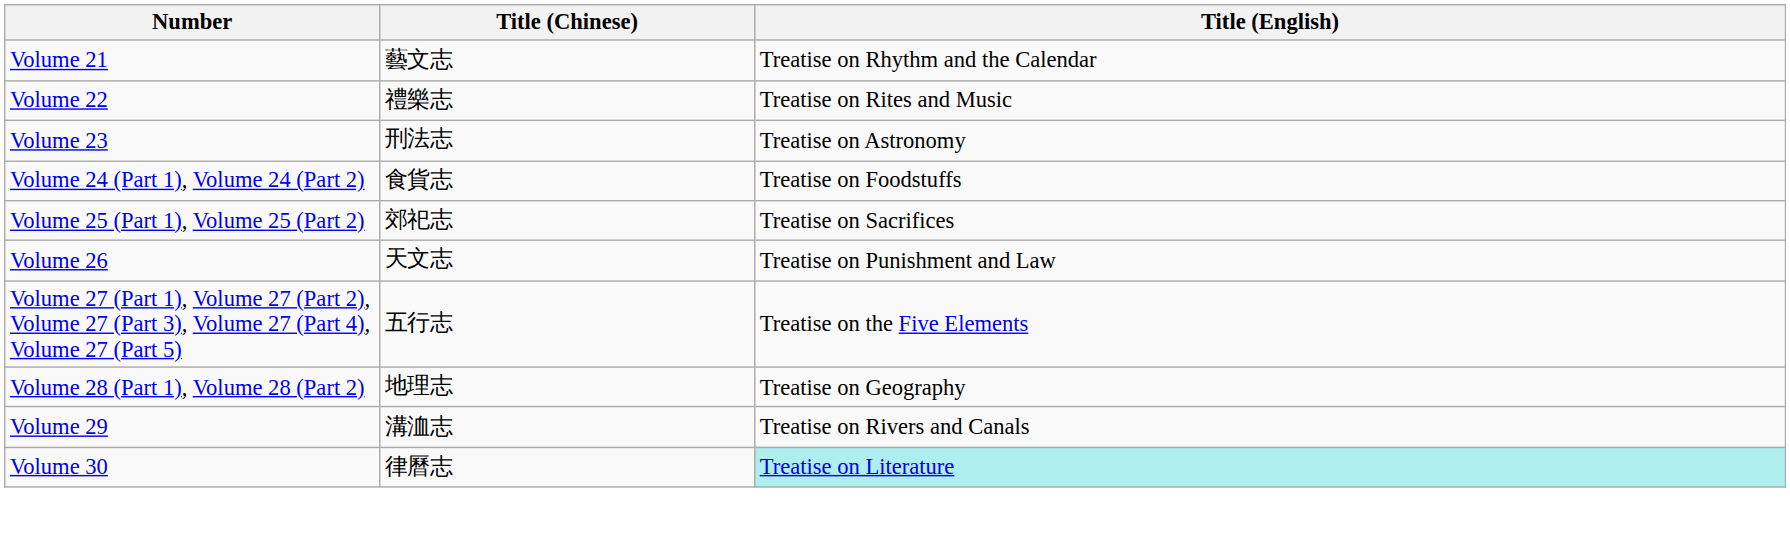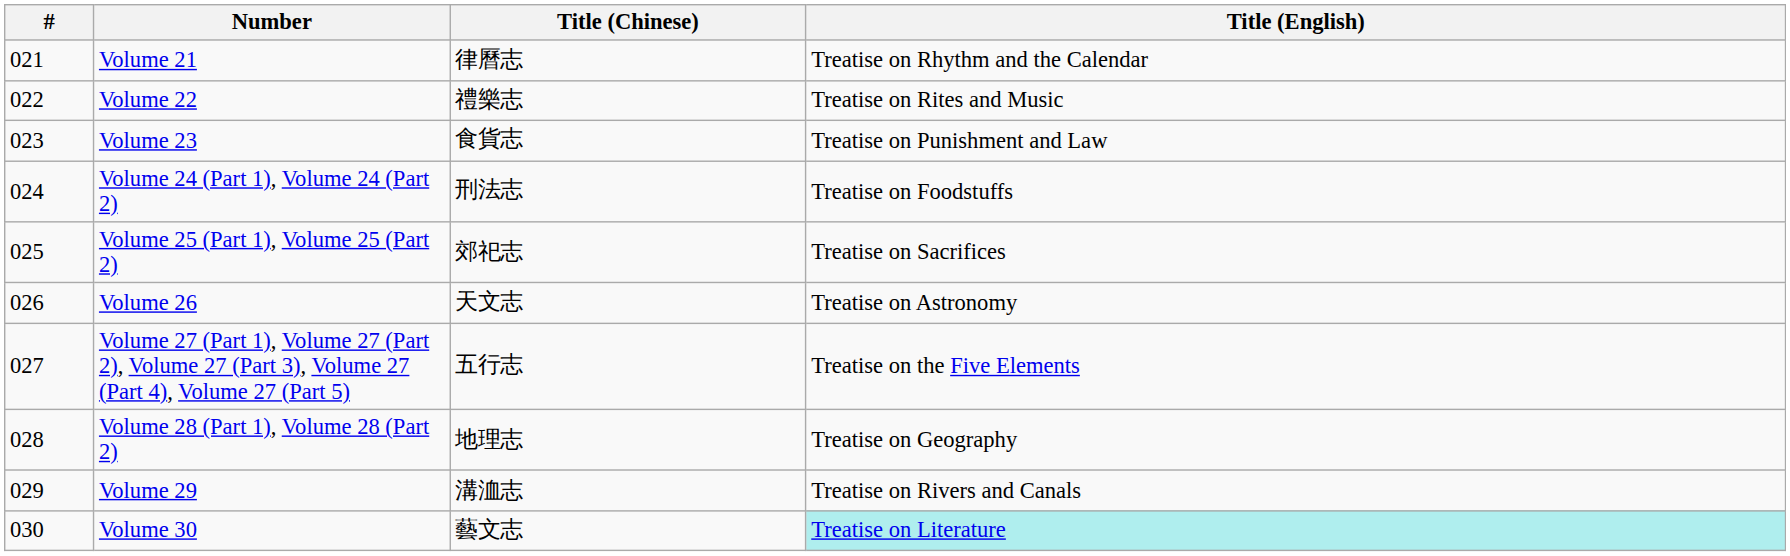+ column: (49, 22)
(419, 59) 藝文志 -> (489, 59) 律曆志
(419, 139) 刑法志 -> (489, 139) 食貨志
(863, 140) Treatise on Astronomy -> (959, 140) Treatise on Punishment and Law
(419, 179) 食貨志 -> (489, 190) 刑法志
(908, 260) Treatise on Punishment and Law -> (914, 302) Treatise on Astronomy
(419, 466) 律曆志 -> (489, 529) 藝文志
